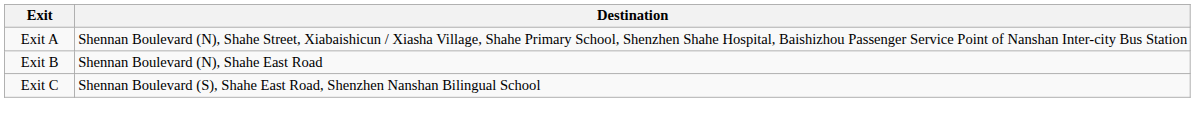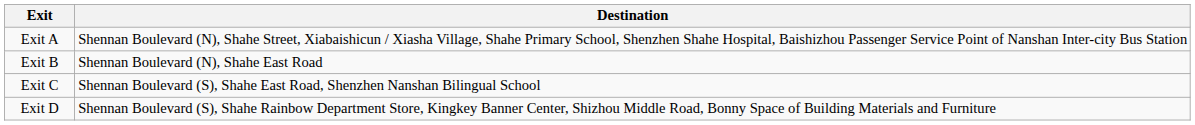+ row: (40, 108)
